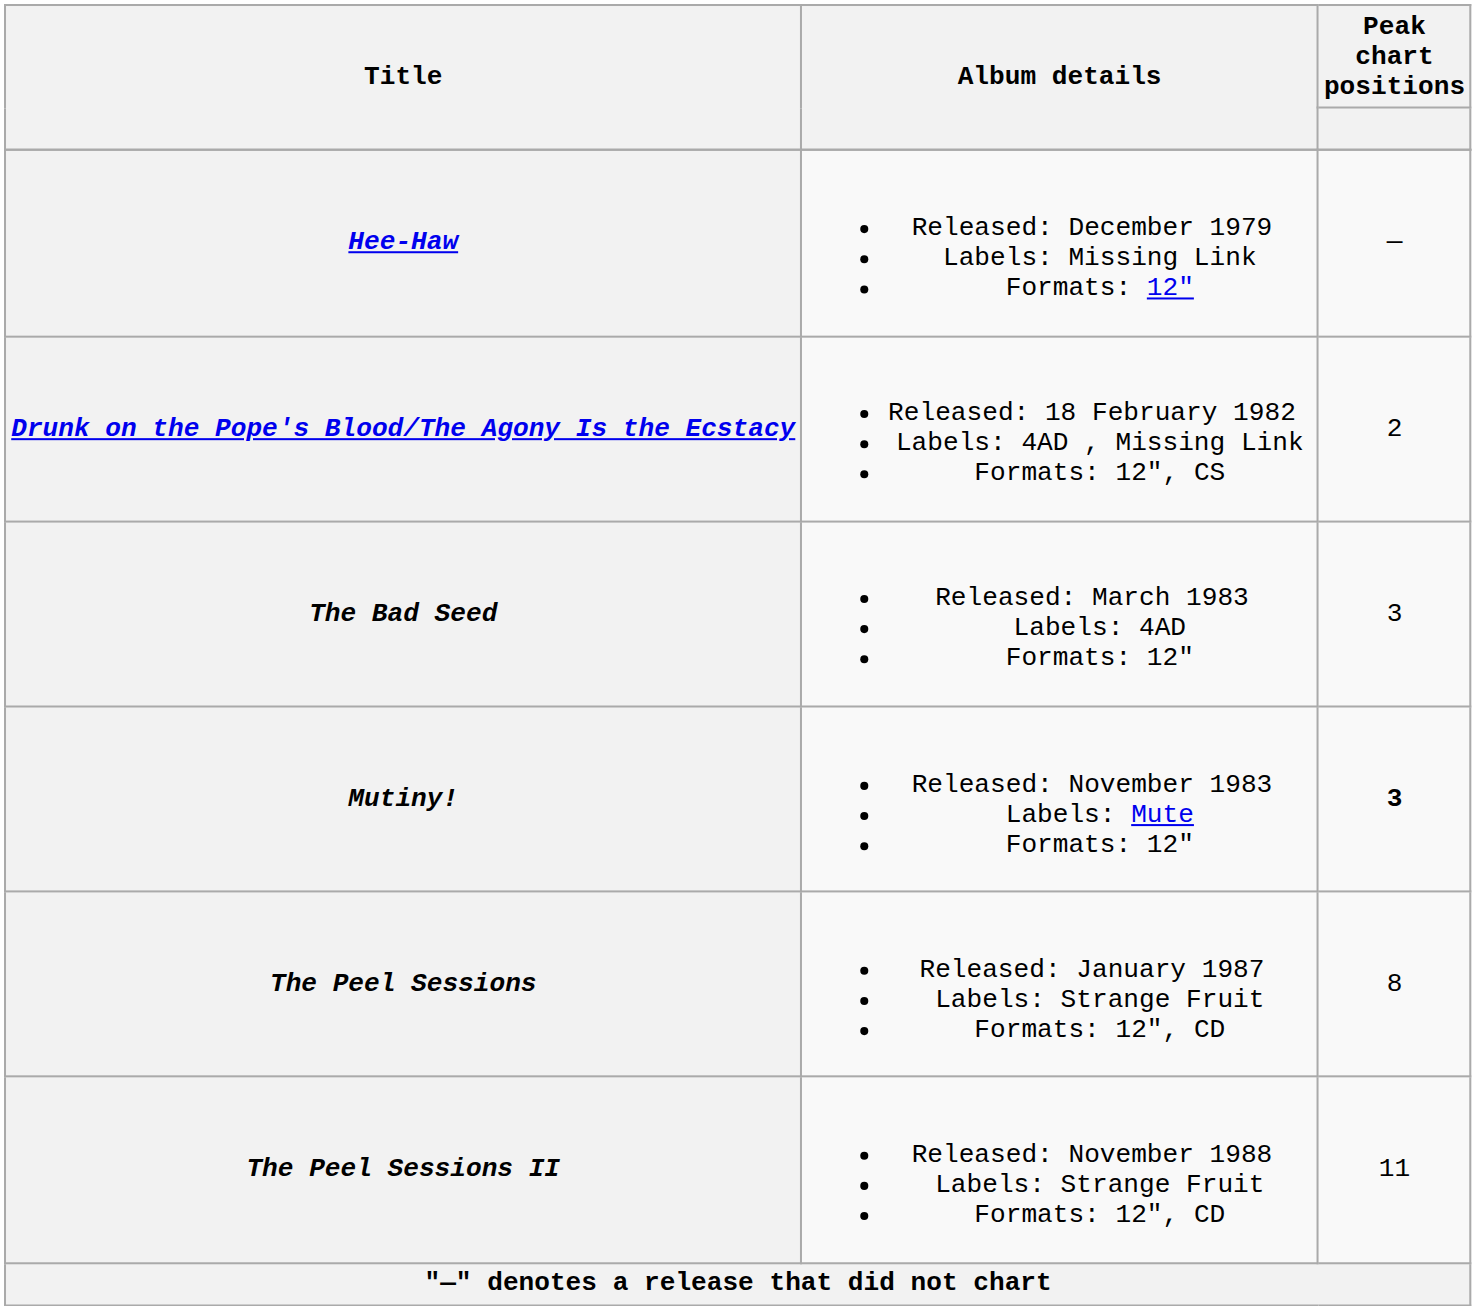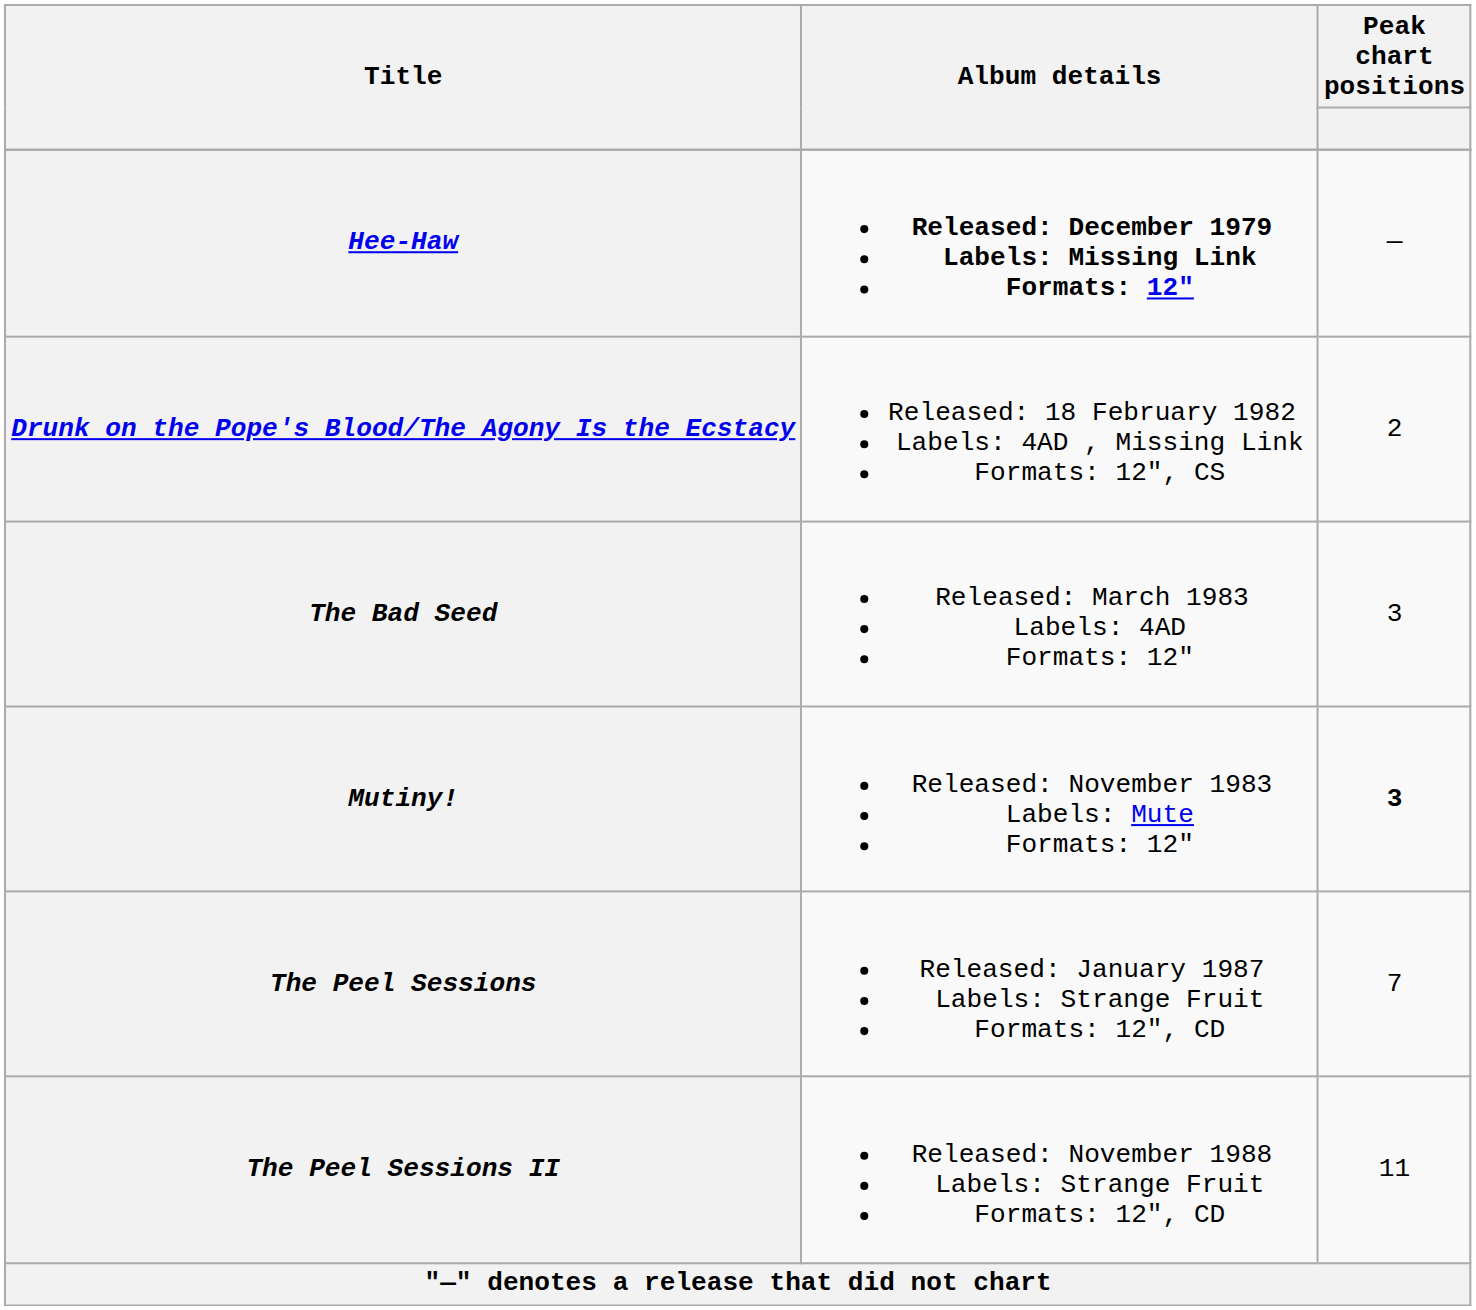(1060, 258) normal -> (1060, 258) bold
(1394, 984) 8 -> (1394, 984) 7
